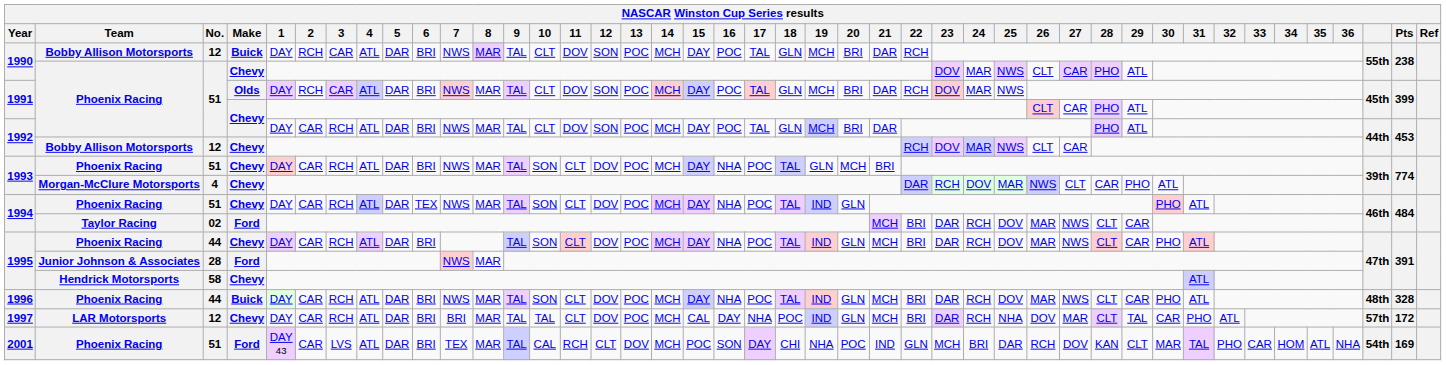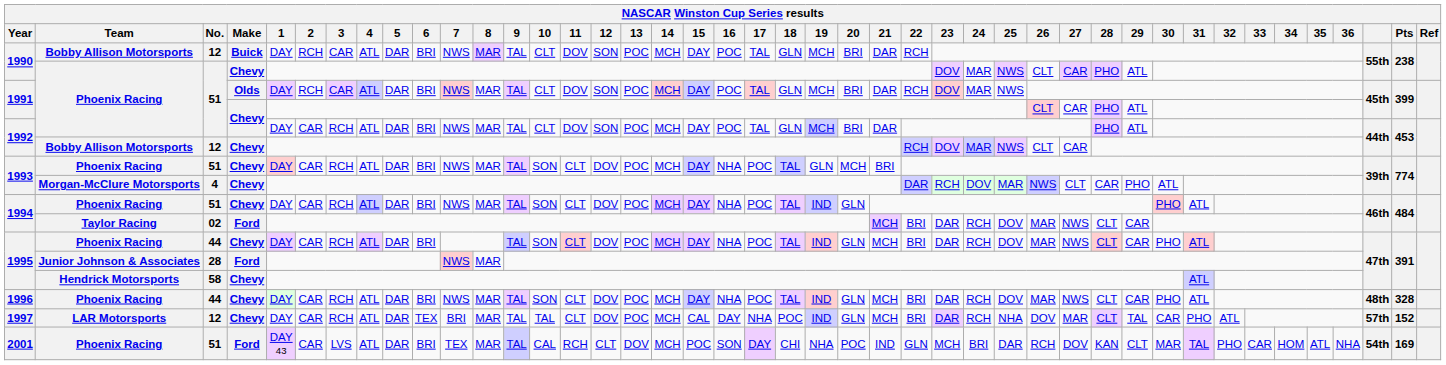(426, 204) TEX -> (426, 204) BRI
(247, 299) Buick -> (247, 299) Chevy
(426, 318) BRI -> (426, 318) TEX
(1405, 318) 172 -> (1405, 318) 152
